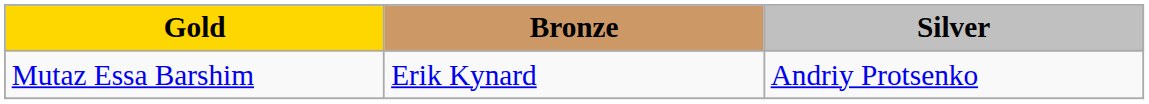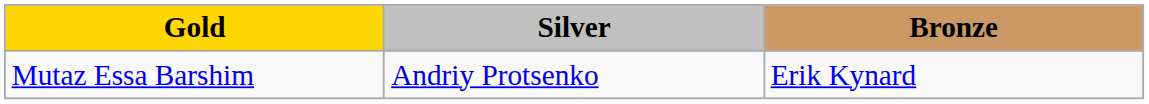columns swapped: (954, 27) <-> (574, 27)
